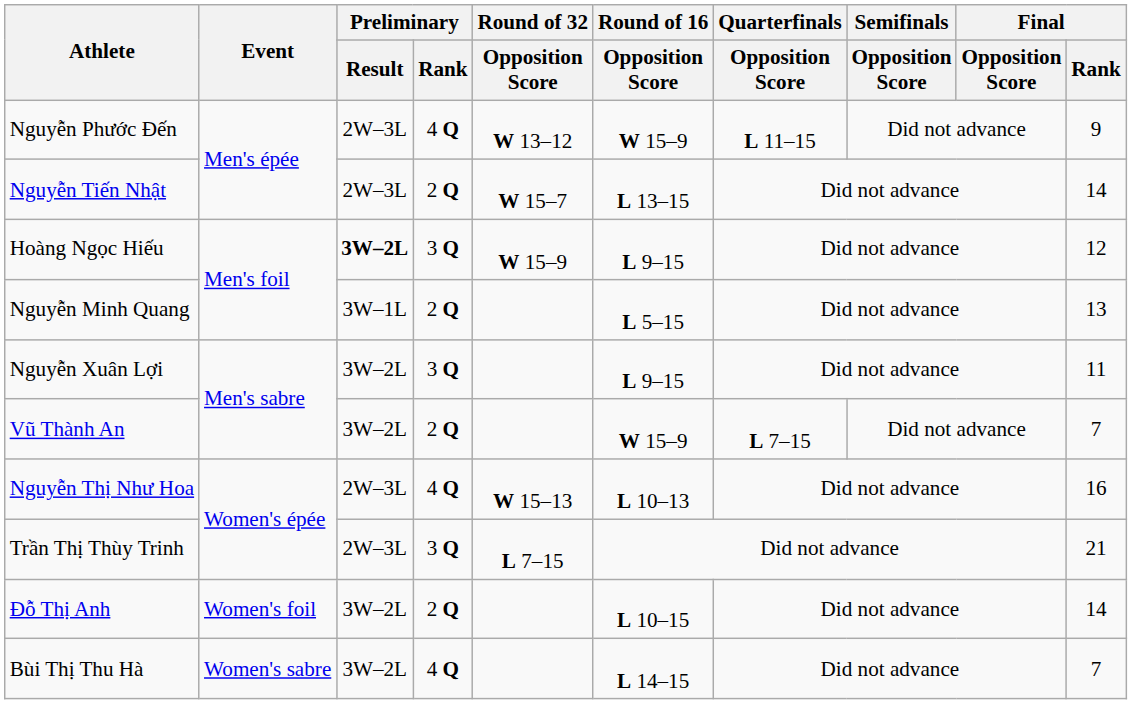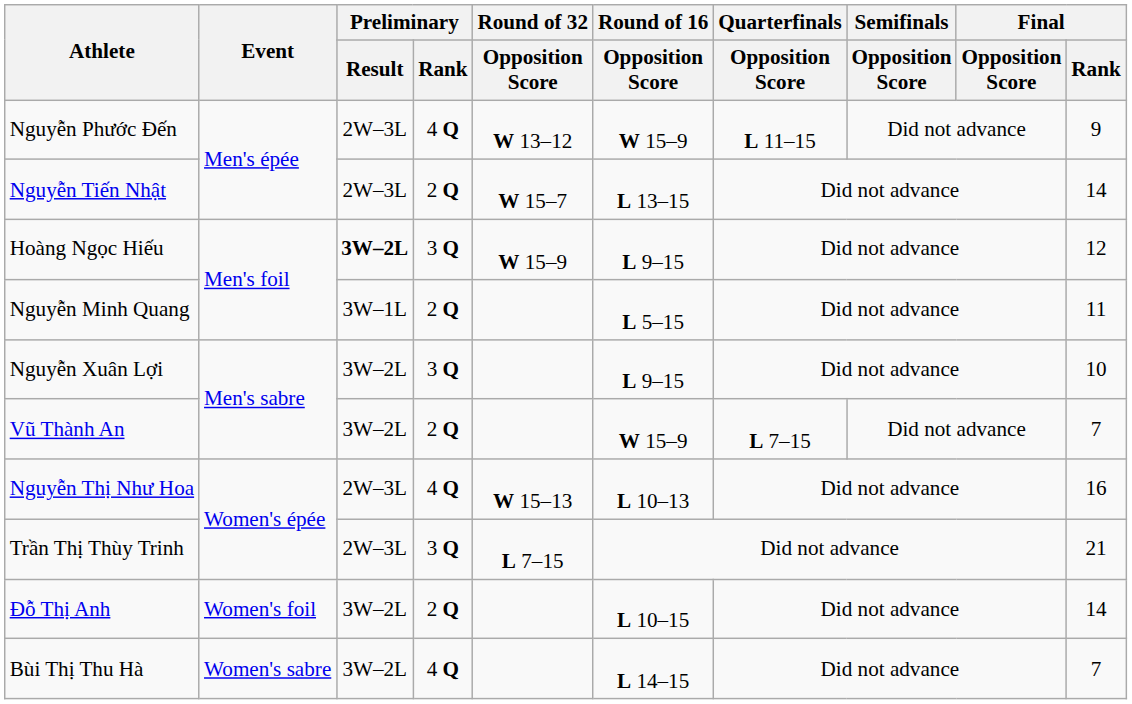(1096, 309) 13 -> (1096, 309) 11
(1096, 369) 11 -> (1096, 369) 10
